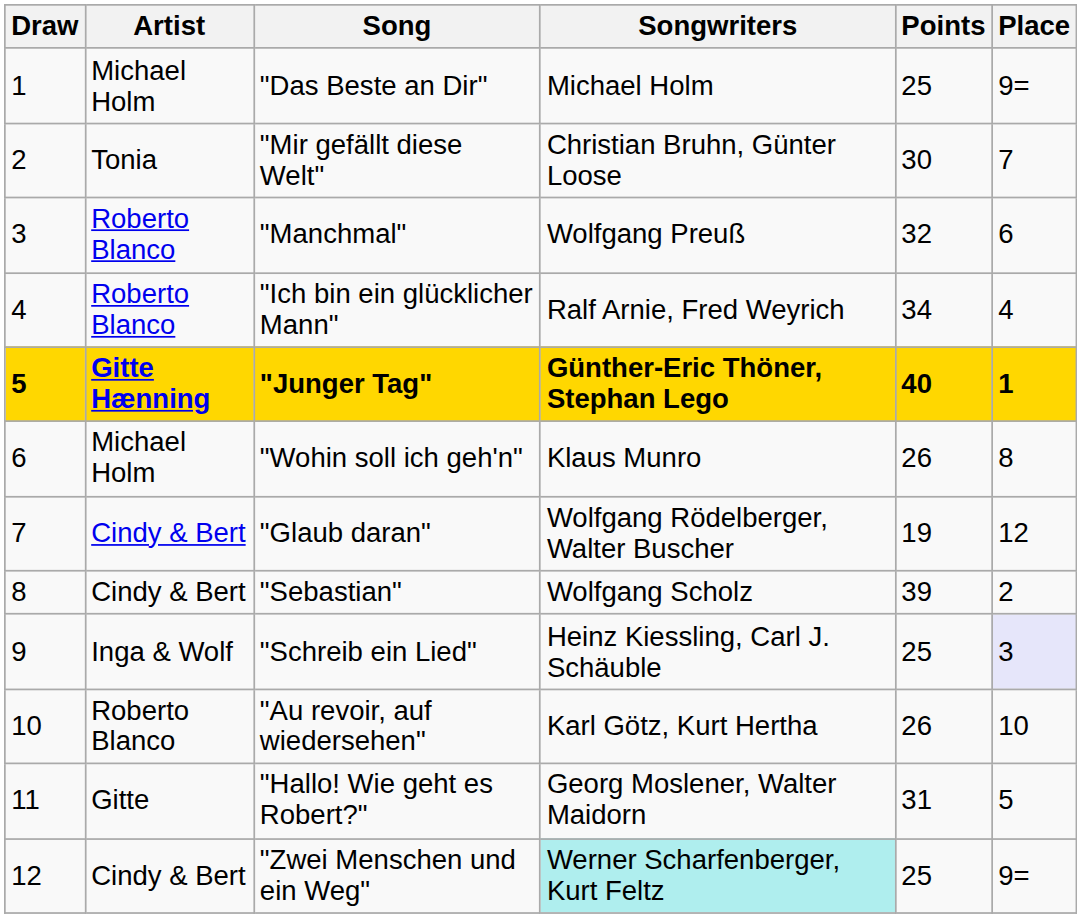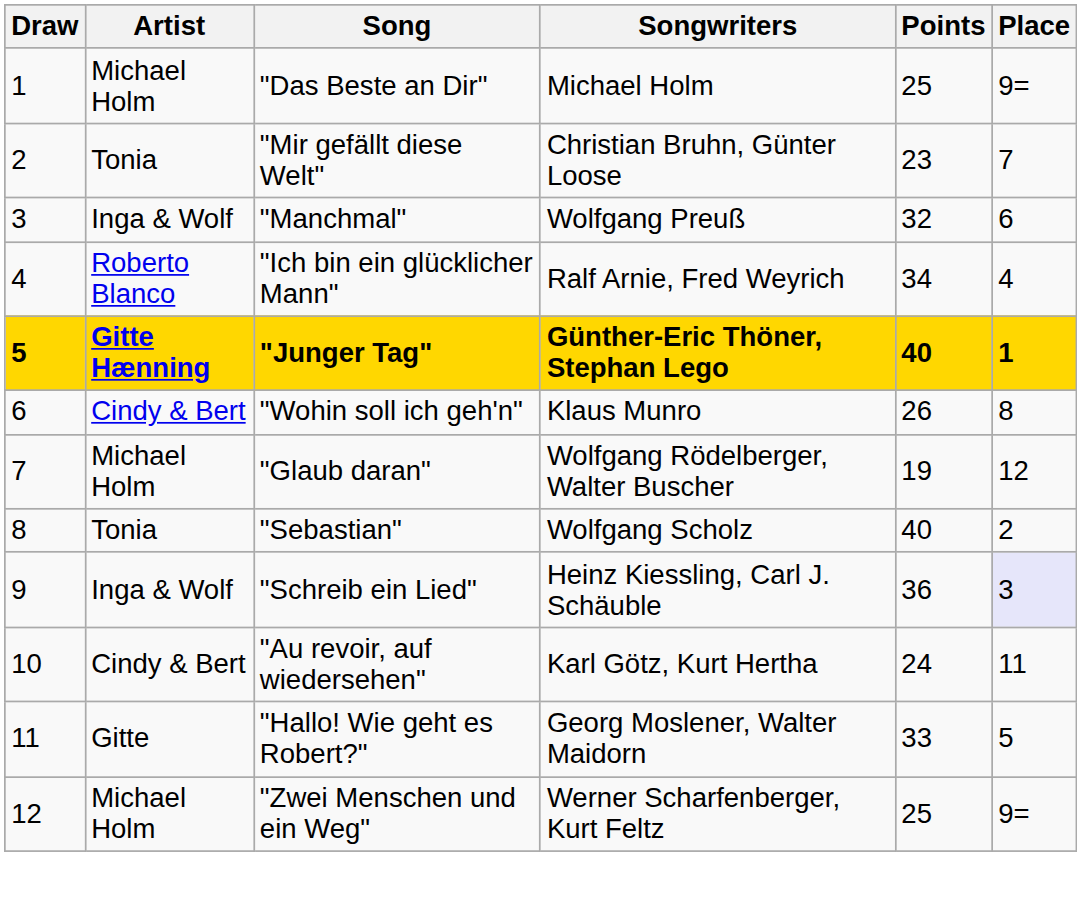(917, 160) 30 -> (917, 160) 23
(140, 234) Roberto Blanco -> (162, 219) Inga & Wolf
(139, 458) Michael Holm -> (168, 412) Cindy & Bert
(168, 533) Cindy & Bert -> (139, 471) Michael Holm
(168, 592) Cindy & Bert -> (124, 530) Tonia
(917, 592) 39 -> (917, 530) 40
(917, 651) 25 -> (917, 589) 36
(140, 725) Roberto Blanco -> (168, 664) Cindy & Bert
(917, 725) 26 -> (917, 664) 24
(1013, 725) 10 -> (1012, 664) 11
(917, 800) 31 -> (917, 738) 33
(168, 875) Cindy & Bert -> (139, 813) Michael Holm
(693, 875) paleturquoise background -> (693, 813) no background
